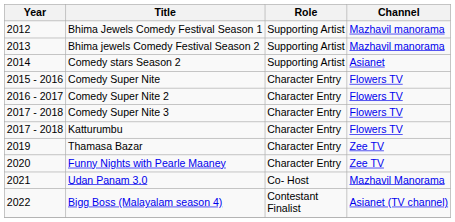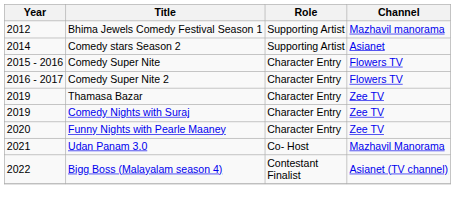- row: (164, 46)
- row: (118, 113)
- row: (95, 130)
+ row: (129, 113)
